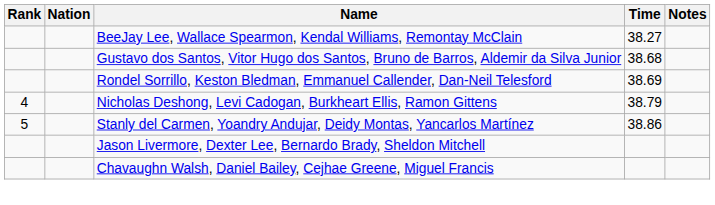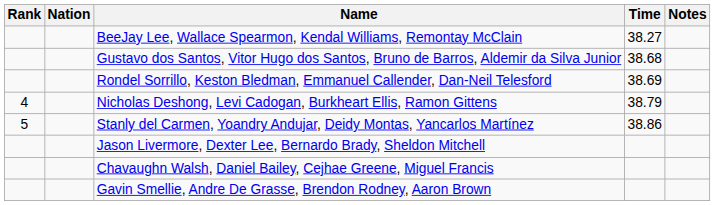+ row: (294, 189)
